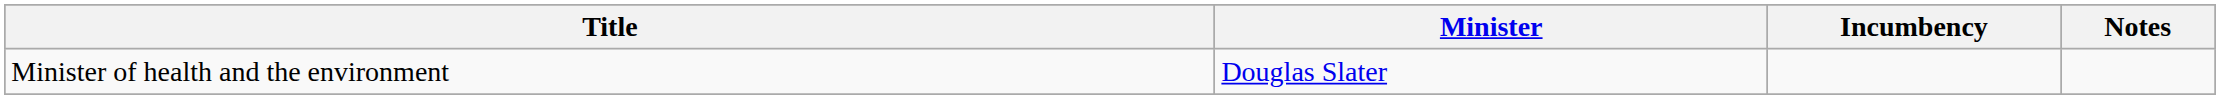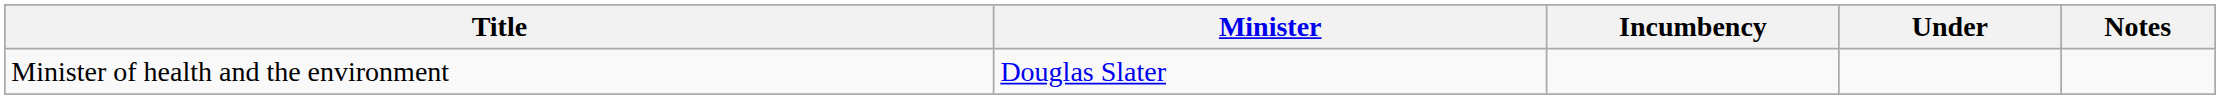+ column: (1950, 26)
